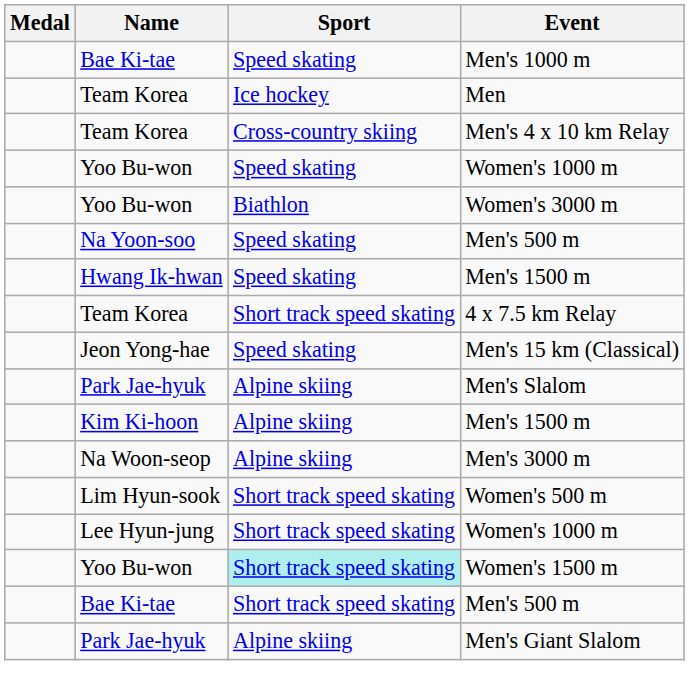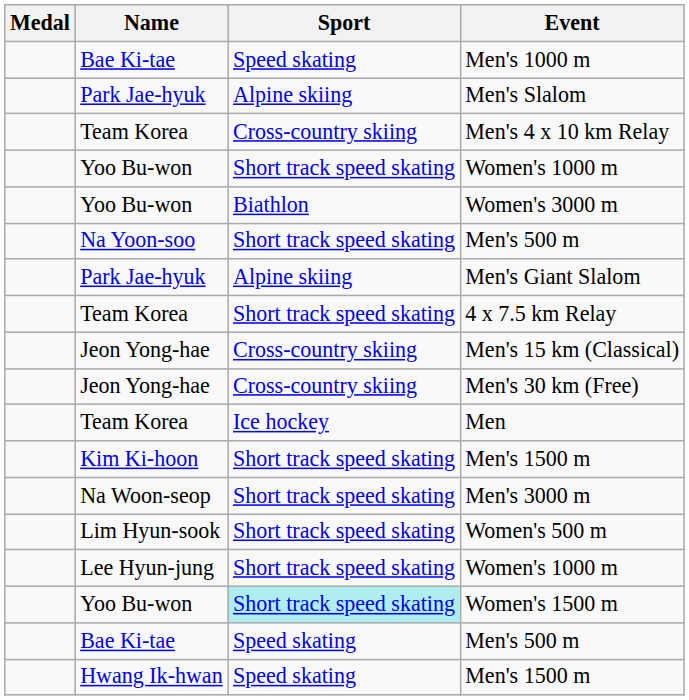rows swapped: (143, 386) <-> (134, 95)
(294, 168) Speed skating -> (344, 168) Short track speed skating
(294, 241) Speed skating -> (344, 241) Short track speed skating
rows swapped: (143, 640) <-> (151, 277)
(294, 350) Speed skating -> (325, 350) Cross-country skiing
+ row: (145, 386)
(293, 422) Alpine skiing -> (344, 459) Short track speed skating
(293, 459) Alpine skiing -> (344, 495) Short track speed skating
(344, 604) Short track speed skating -> (294, 640) Speed skating
